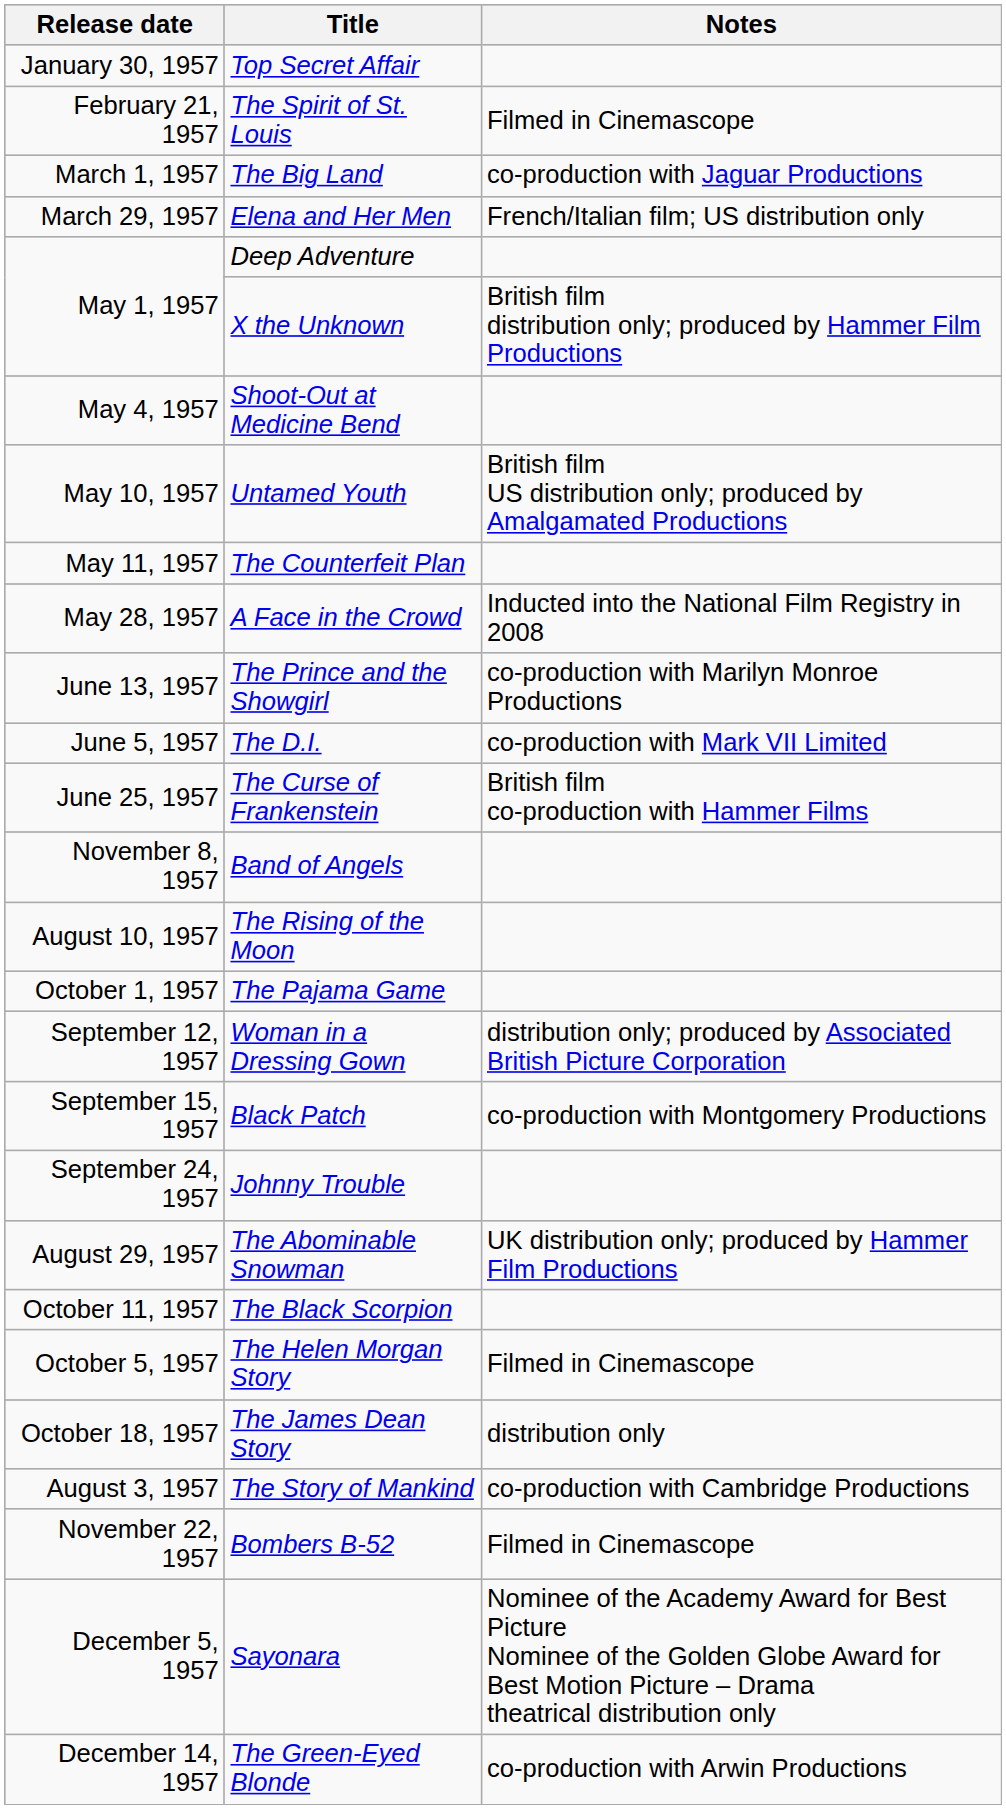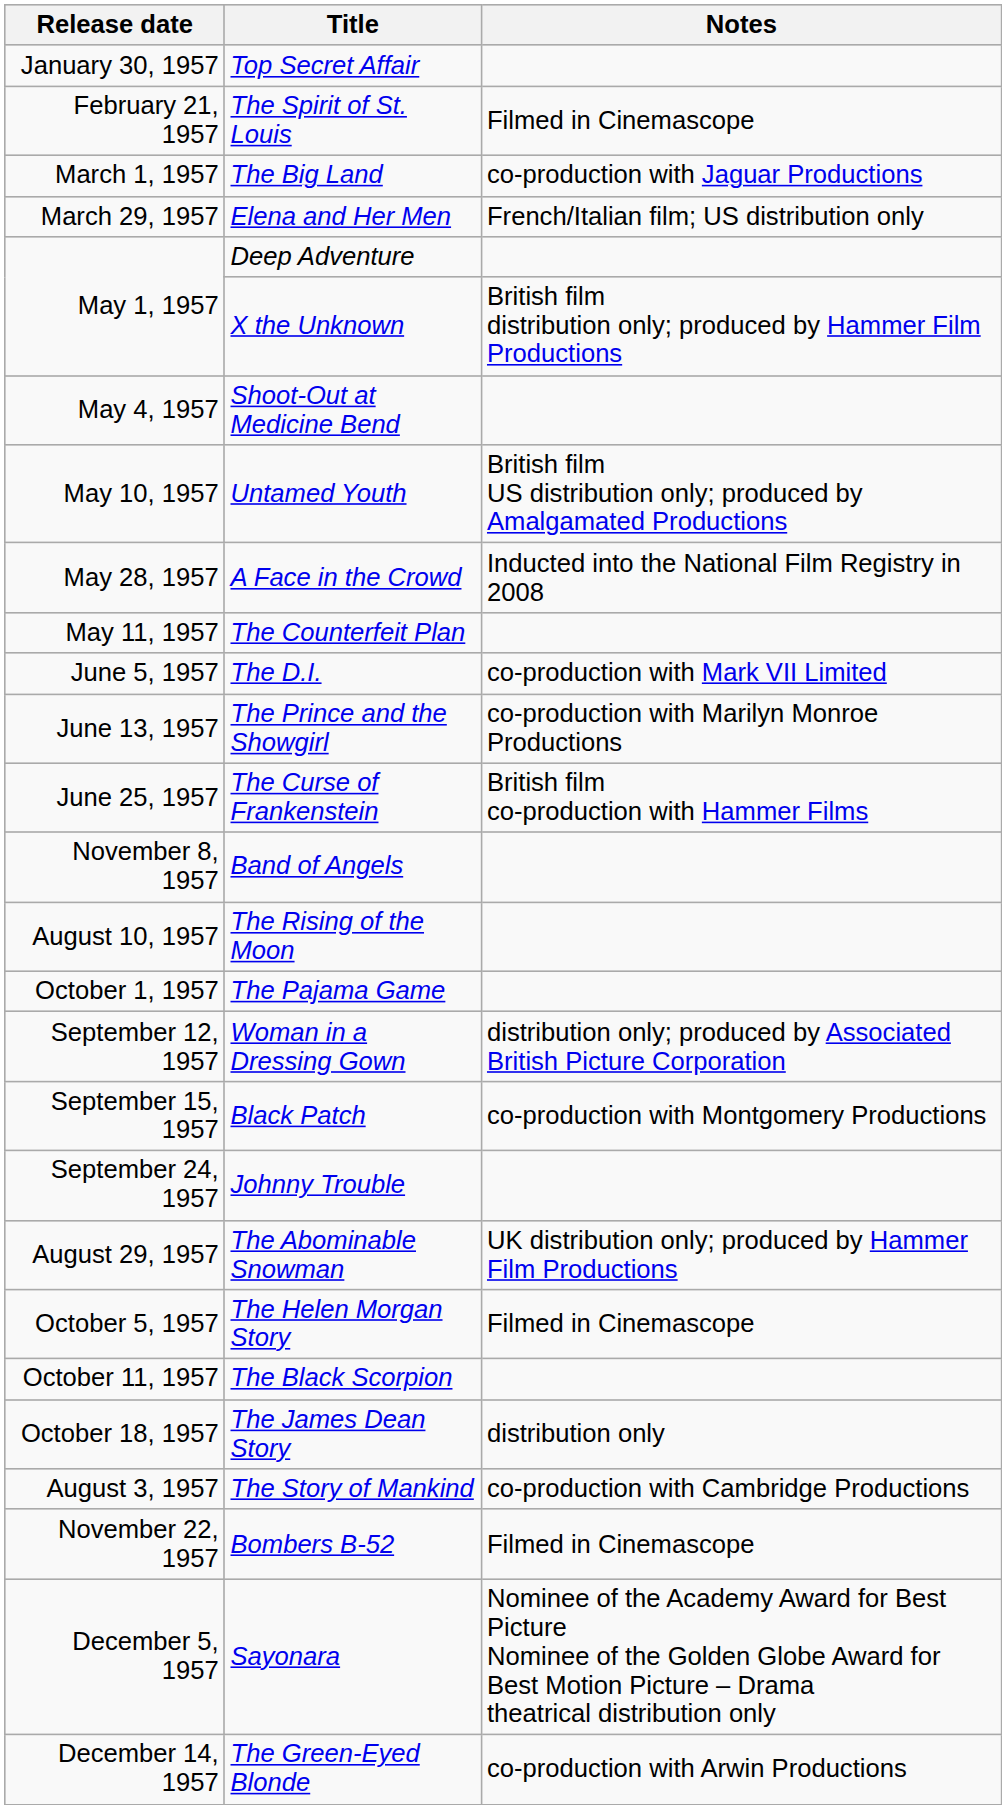rows swapped: (348, 563) <-> (346, 618)
rows swapped: (276, 742) <-> (339, 687)
rows swapped: (337, 1364) <-> (341, 1309)
